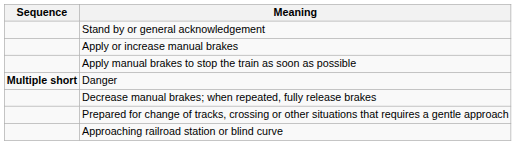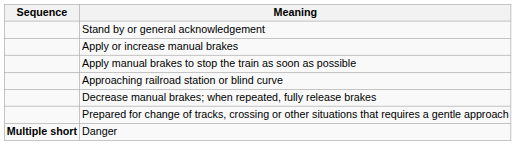rows swapped: (182, 132) <-> (100, 81)
